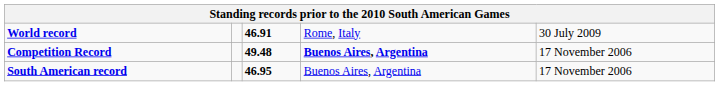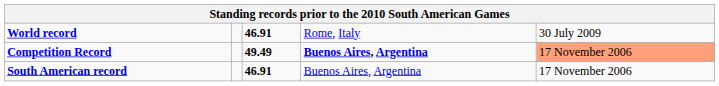(258, 52) 49.48 -> (258, 52) 49.49
(585, 52) no background -> (585, 52) lightsalmon background
(258, 71) 46.95 -> (258, 71) 46.91
